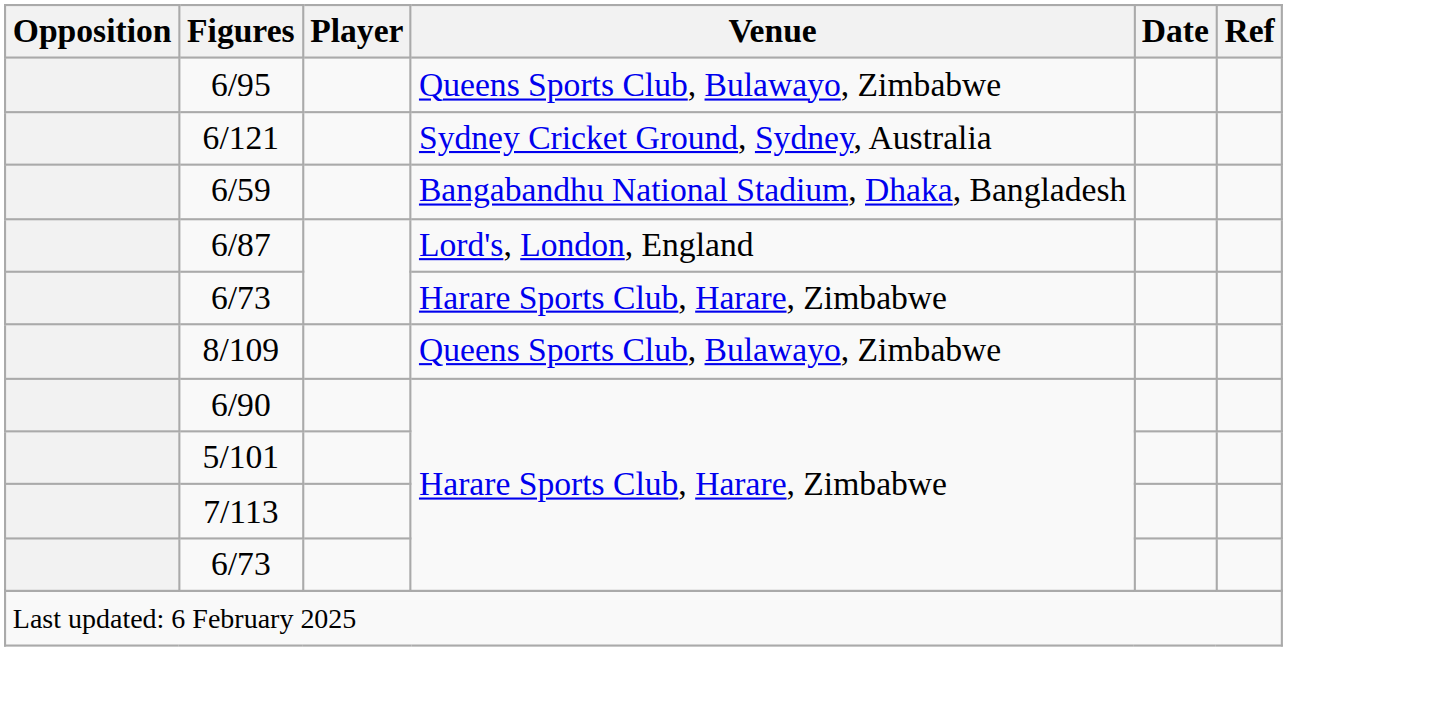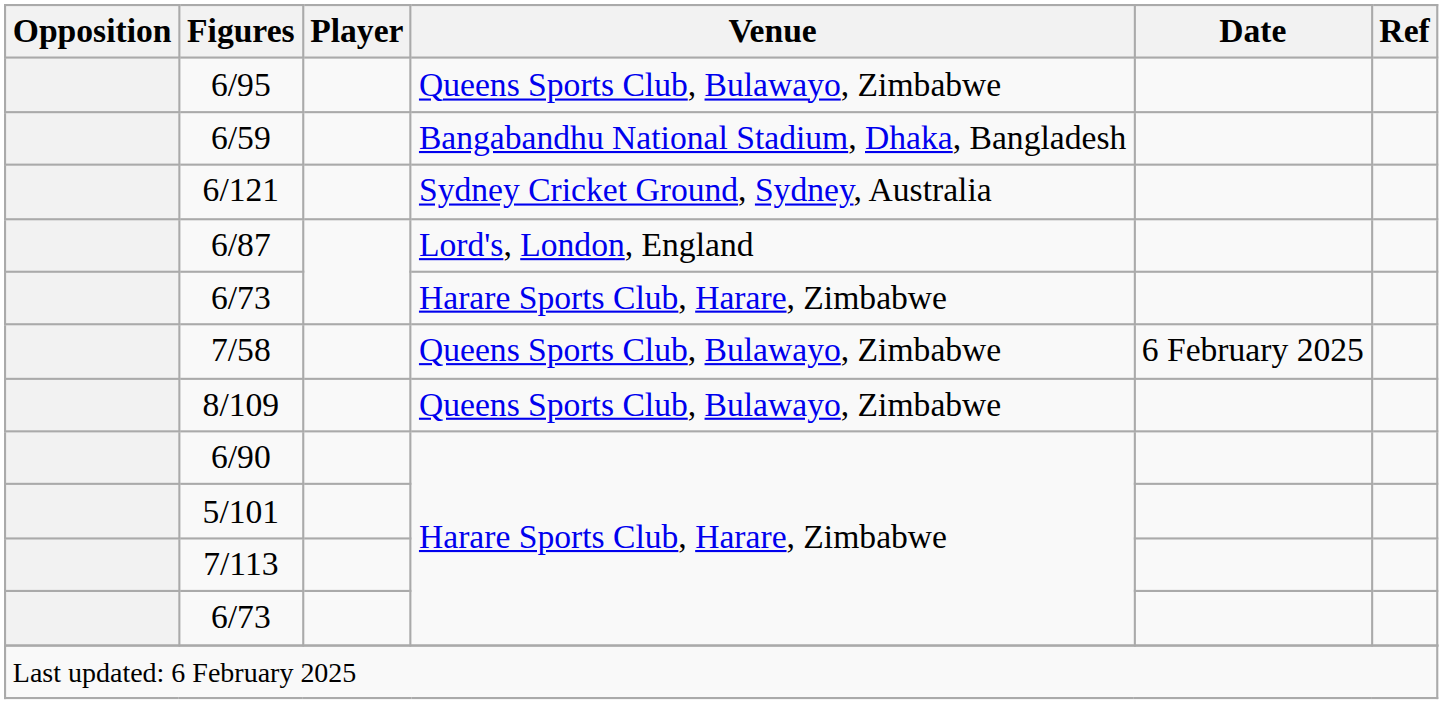rows swapped: (241, 137) <-> (241, 191)
+ row: (241, 350)
